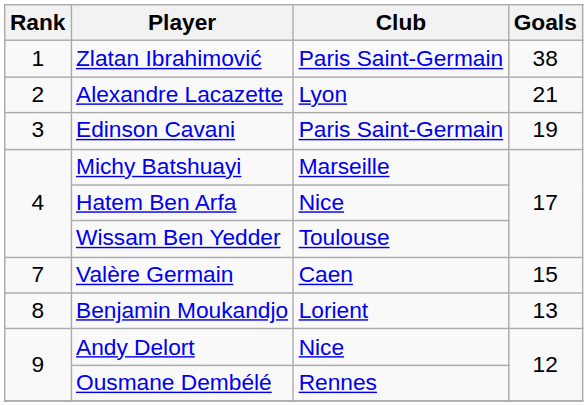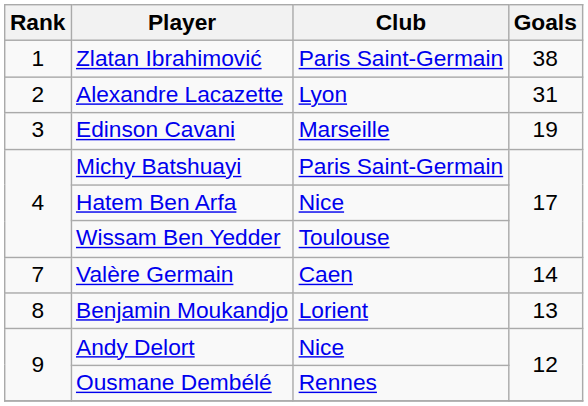(545, 94) 21 -> (545, 94) 31
(401, 130) Paris Saint-Germain -> (344, 130) Marseille
(344, 166) Marseille -> (401, 166) Paris Saint-Germain
(545, 274) 15 -> (545, 274) 14
